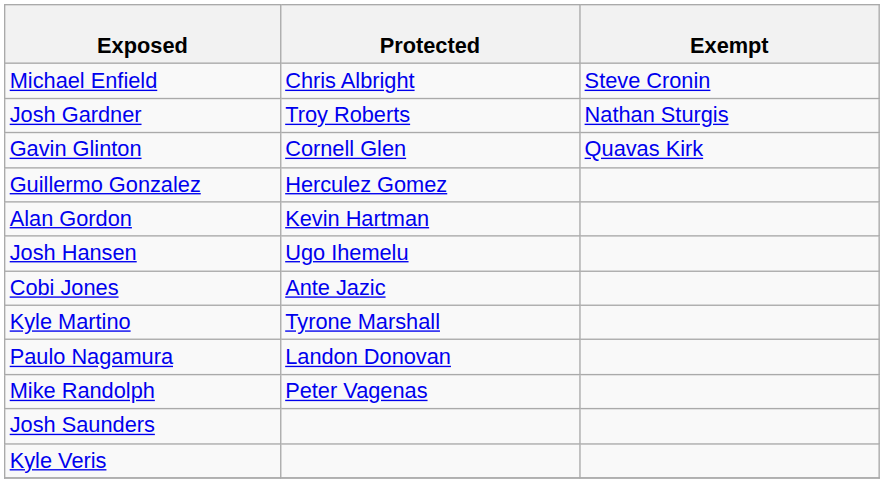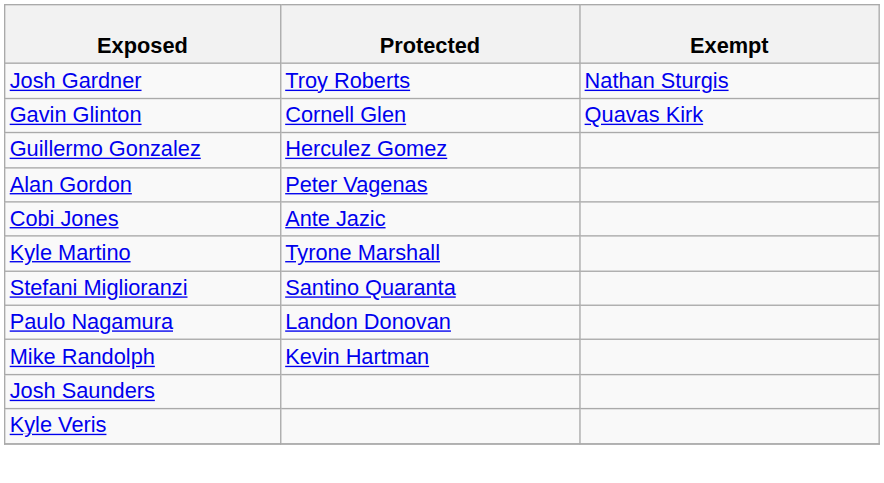- row: (83, 80)
(357, 218) Kevin Hartman -> (356, 184) Peter Vagenas
- row: (73, 253)
+ row: (99, 287)
(356, 391) Peter Vagenas -> (357, 356) Kevin Hartman
